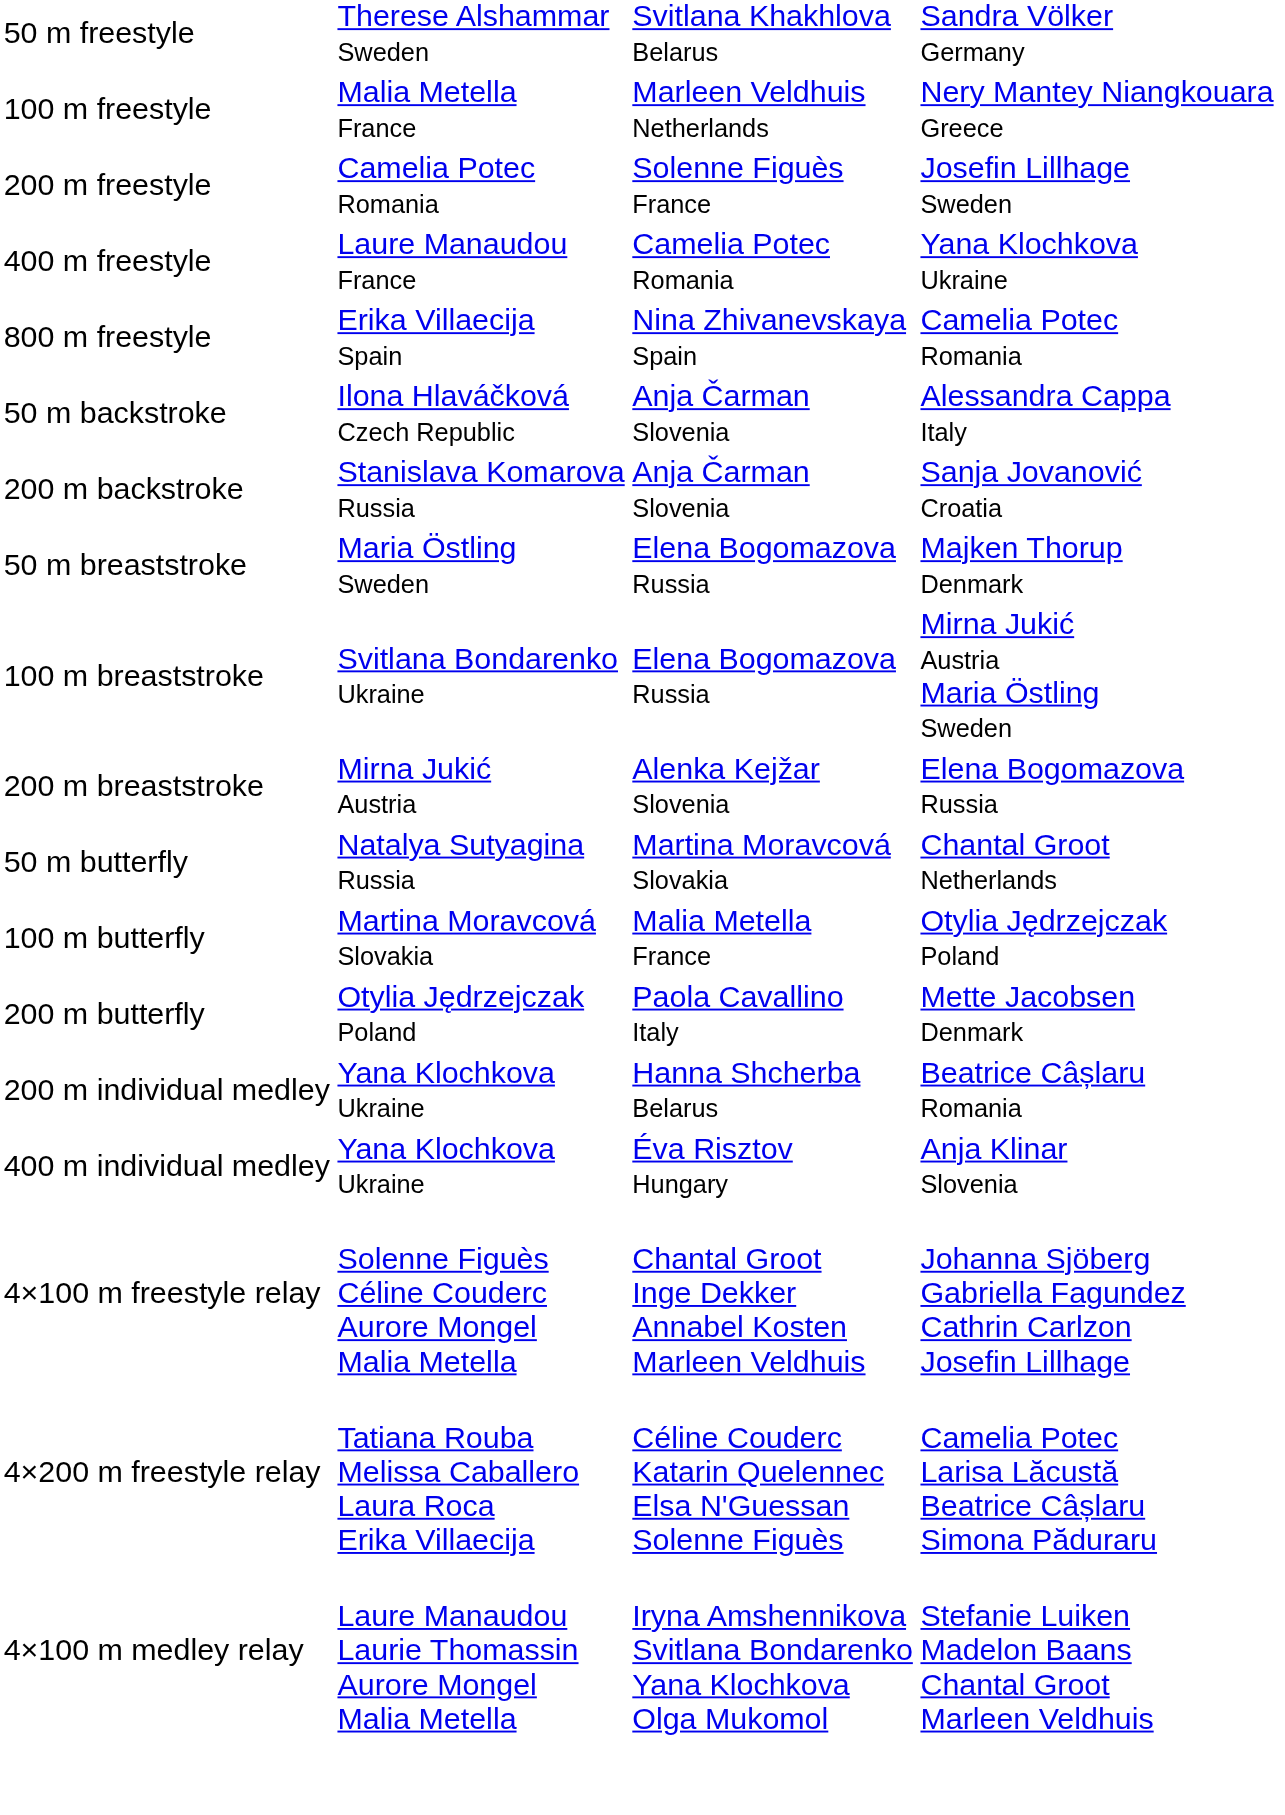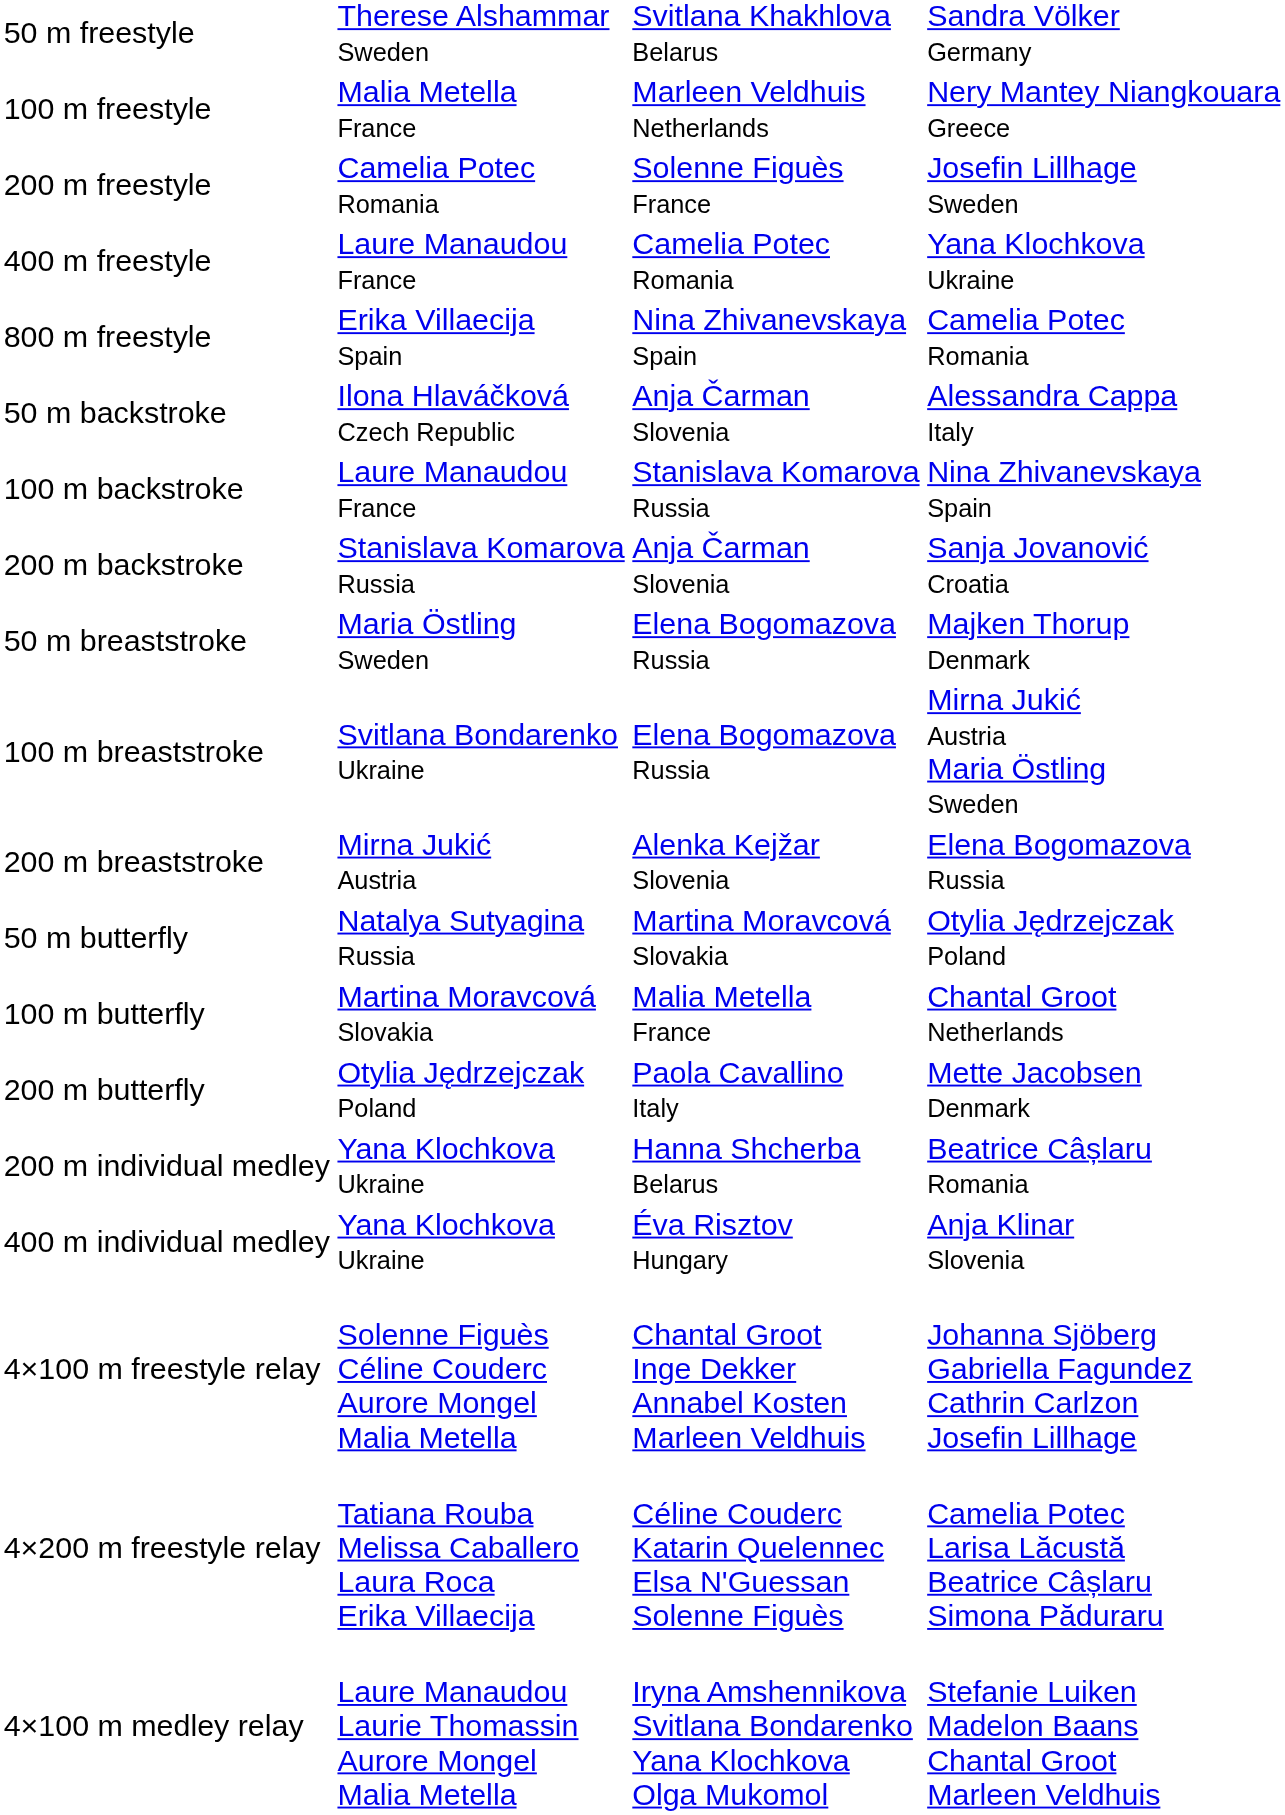+ row: (124, 489)
(1015, 861) Chantal Groot Netherlands -> (1050, 937) Otylia Jędrzejczak Poland
(1044, 937) Otylia Jędrzejczak Poland -> (1022, 1013) Chantal Groot Netherlands
